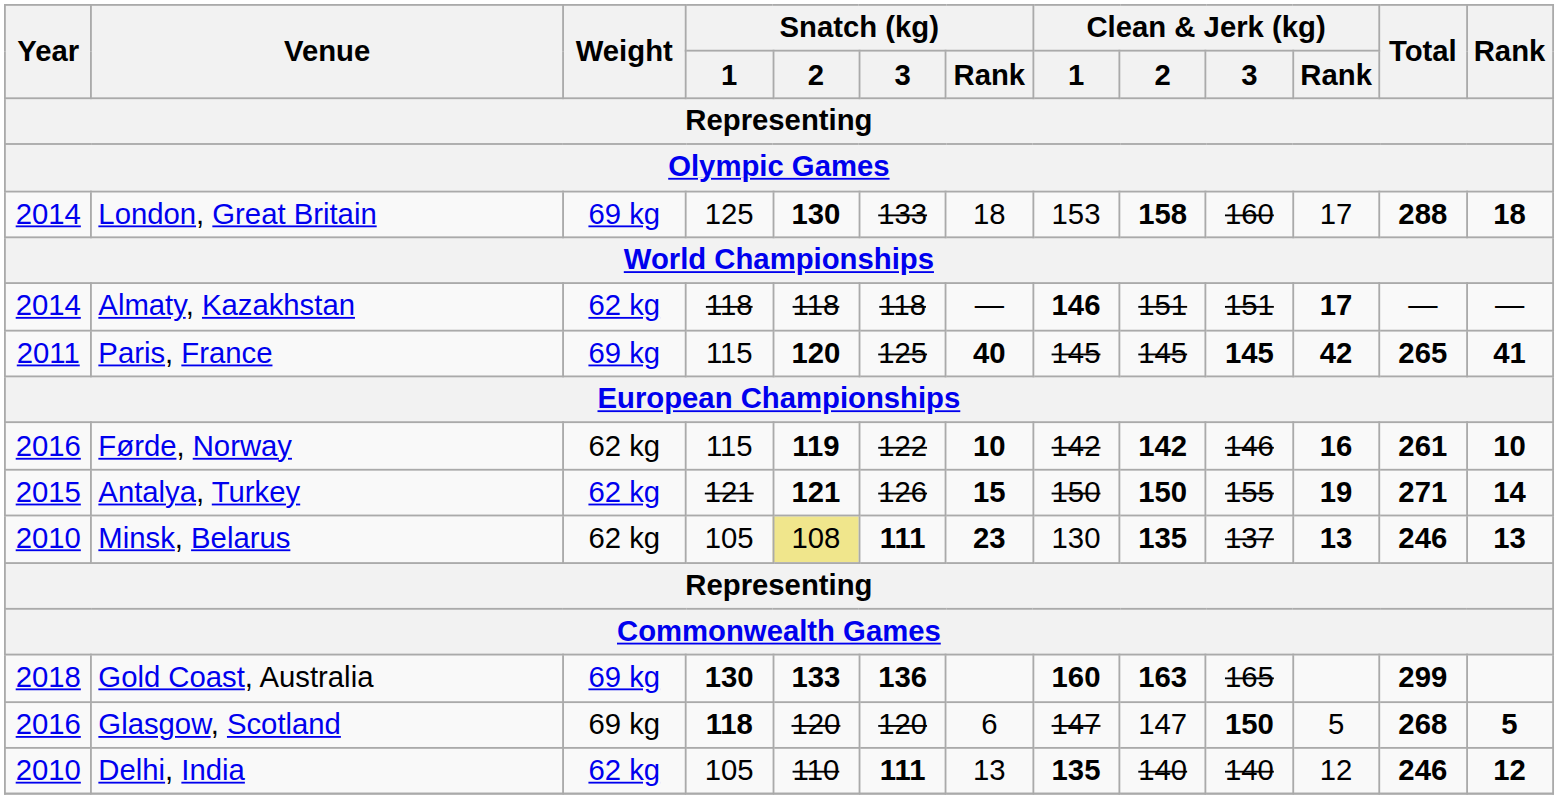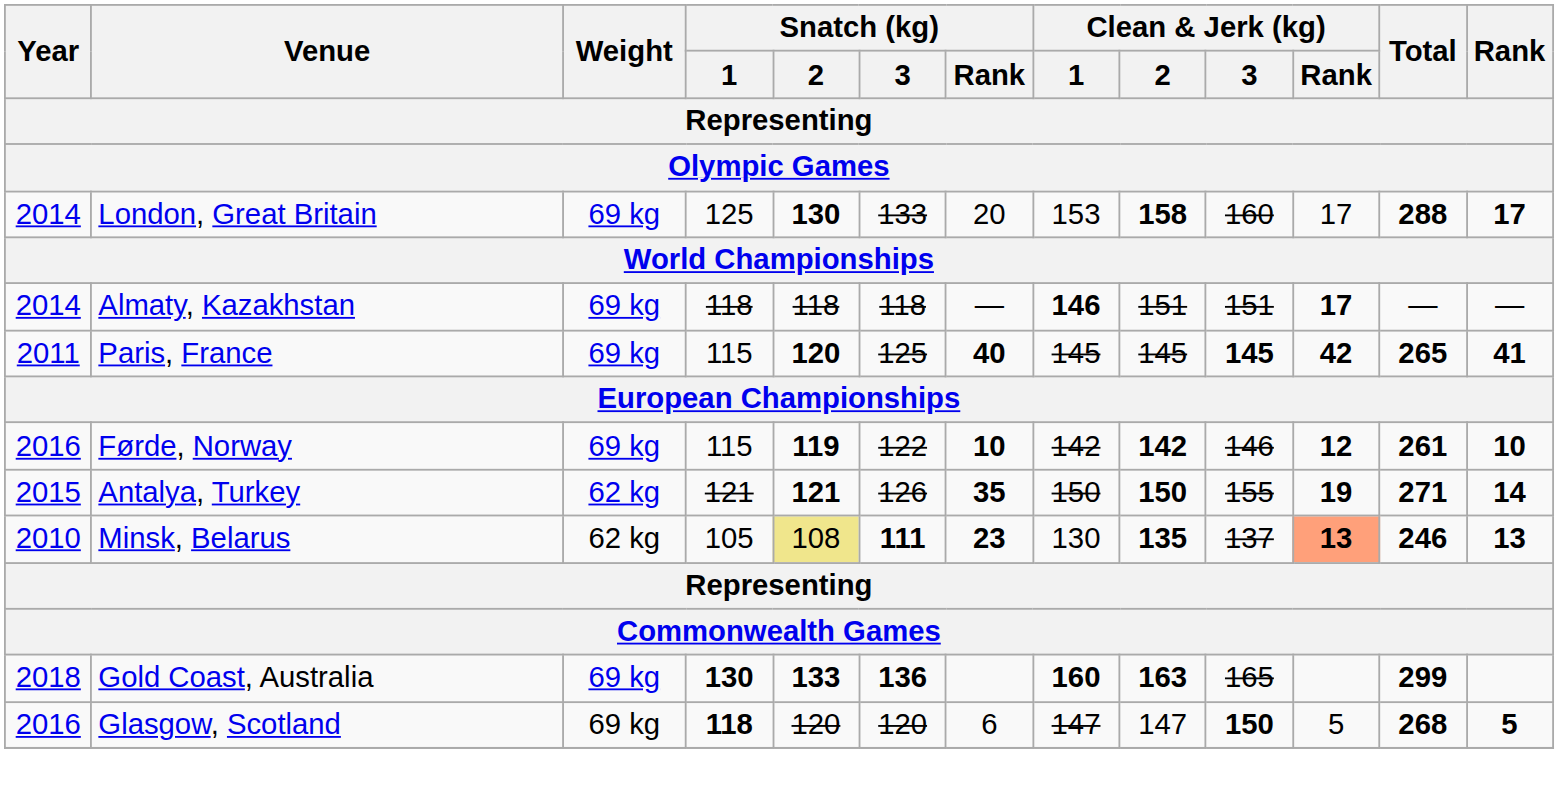(989, 213) 18 -> (989, 213) 20
(1510, 213) 18 -> (1510, 213) 17
(624, 306) 62 kg -> (624, 306) 69 kg
(624, 445) 62 kg -> (624, 445) 69 kg
(1336, 445) 16 -> (1336, 445) 12
(989, 492) 15 -> (989, 492) 35
(1336, 538) no background -> (1336, 538) lightsalmon background
- row: (172, 770)
